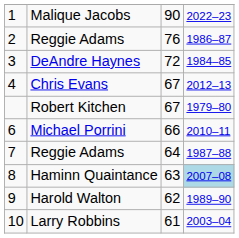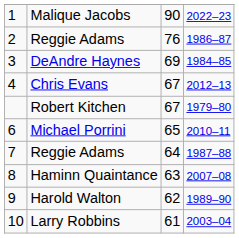(172, 61) 72 -> (172, 61) 69
(172, 130) 66 -> (172, 130) 65
(209, 176) lightblue background -> (209, 176) no background
